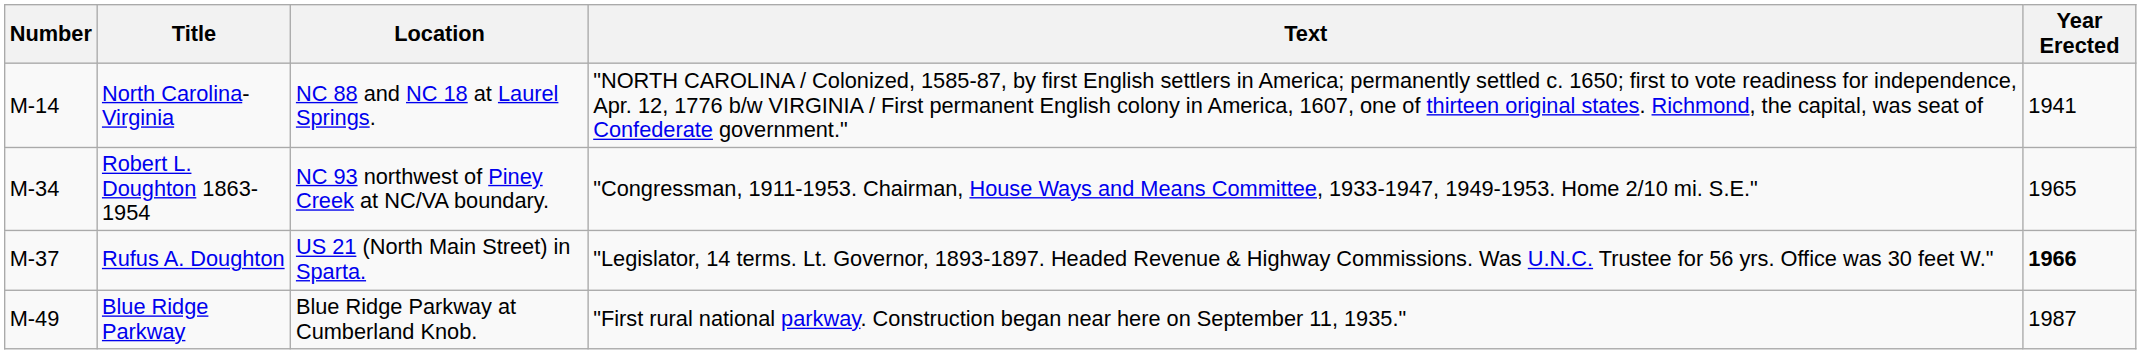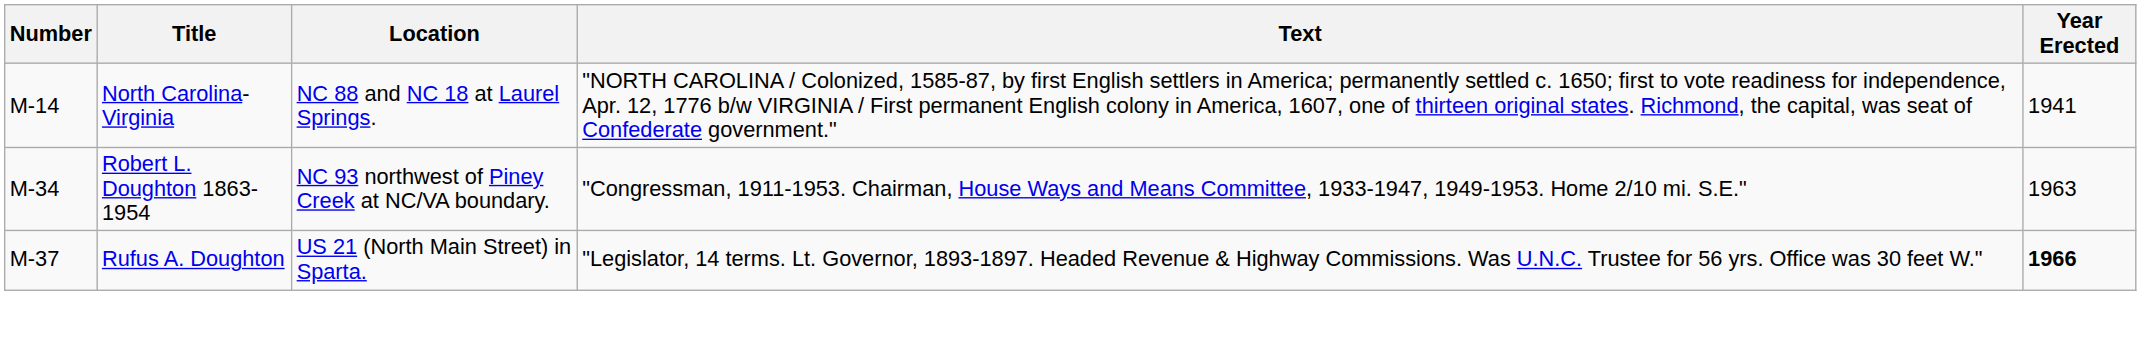(2052, 188) 1965 -> (2052, 188) 1963
- row: (155, 318)
